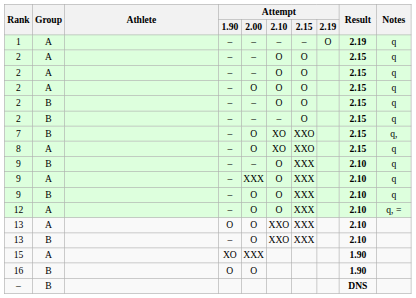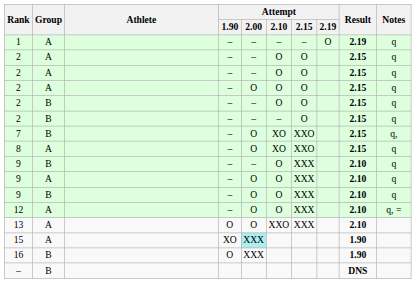(254, 179) XXX -> (254, 179) O
- row: (19, 240)
(254, 255) no background -> (254, 240) paleturquoise background
(254, 270) O -> (254, 255) XXX
